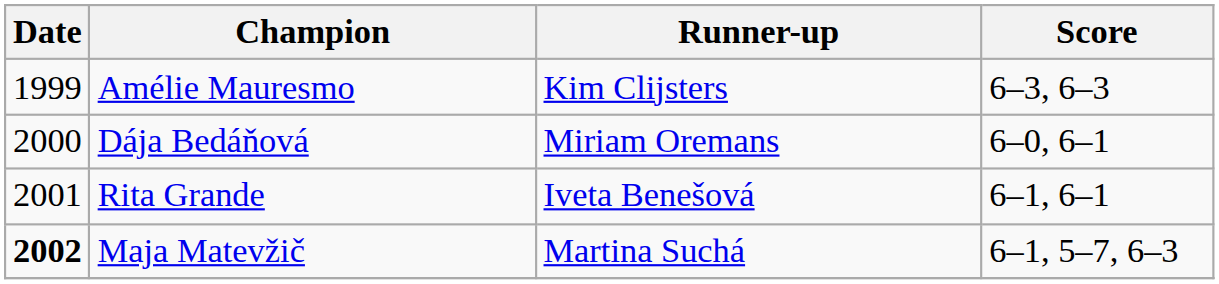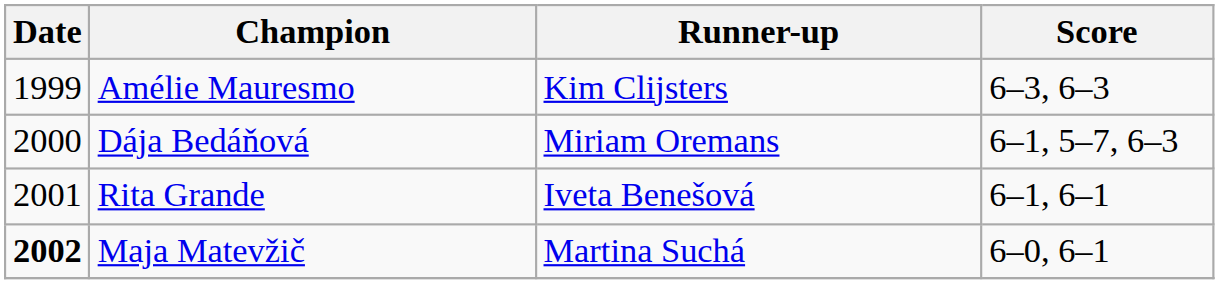(1050, 140) 6–0, 6–1 -> (1084, 140) 6–1, 5–7, 6–3
(1084, 250) 6–1, 5–7, 6–3 -> (1050, 250) 6–0, 6–1
